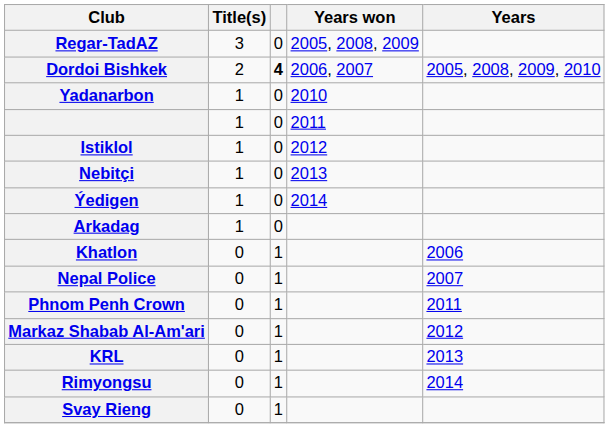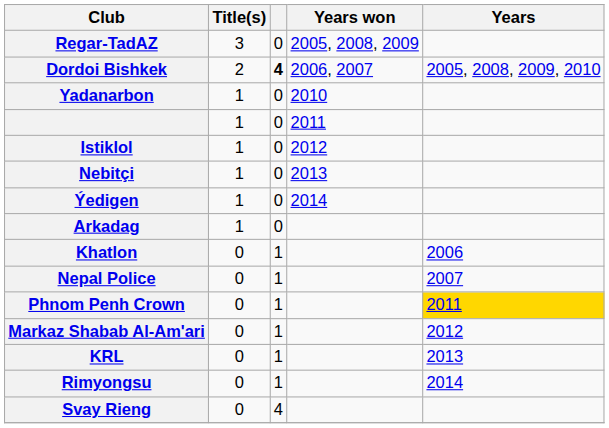(444, 305) no background -> (444, 305) gold background
(278, 409) 1 -> (278, 409) 4
